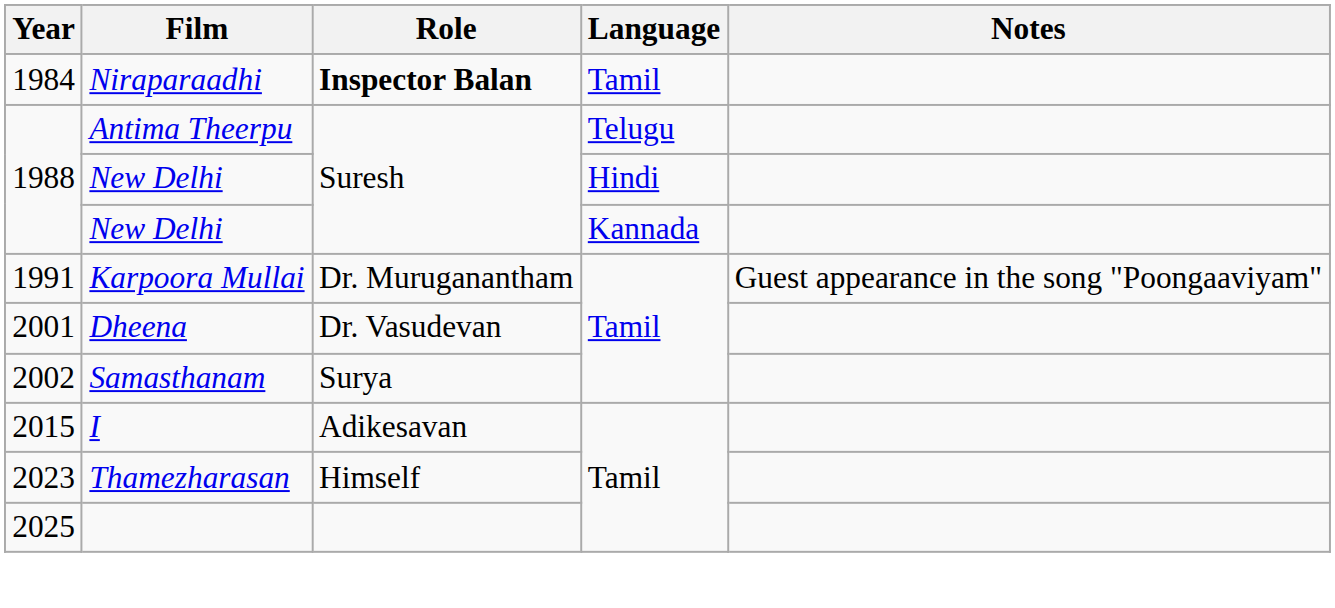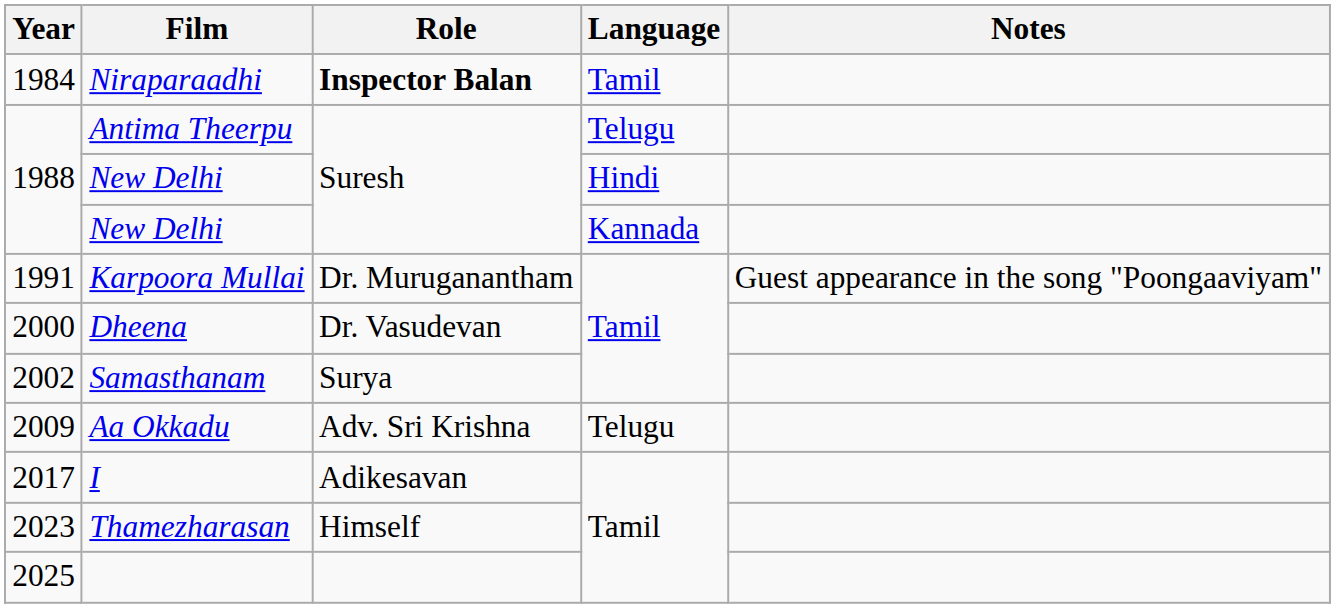(44, 327) 2001 -> (44, 327) 2000
+ row: (159, 427)
(44, 427) 2015 -> (44, 476) 2017
